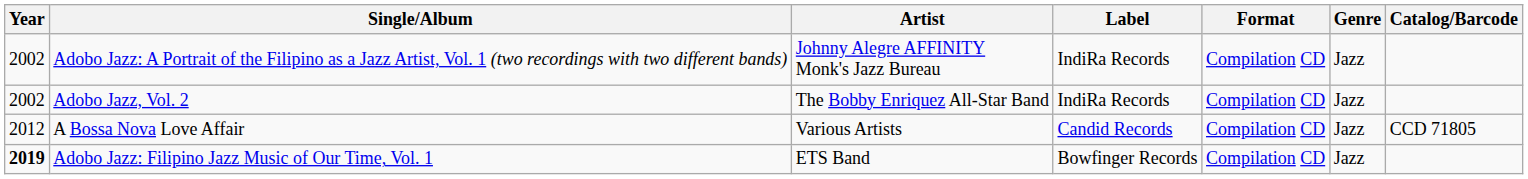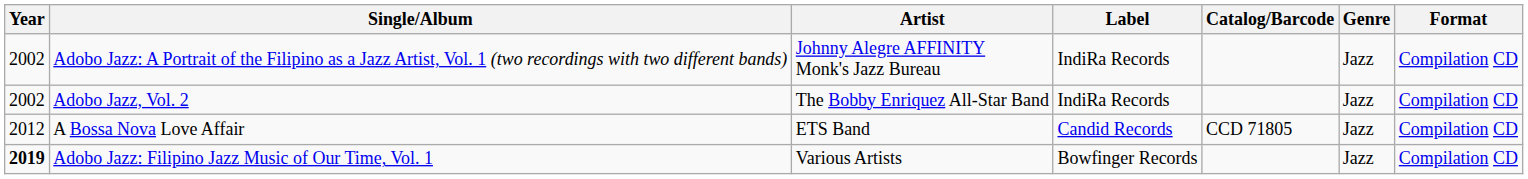columns swapped: (1454, 18) <-> (1266, 18)
(849, 128) Various Artists -> (833, 128) ETS Band
(833, 158) ETS Band -> (849, 158) Various Artists
